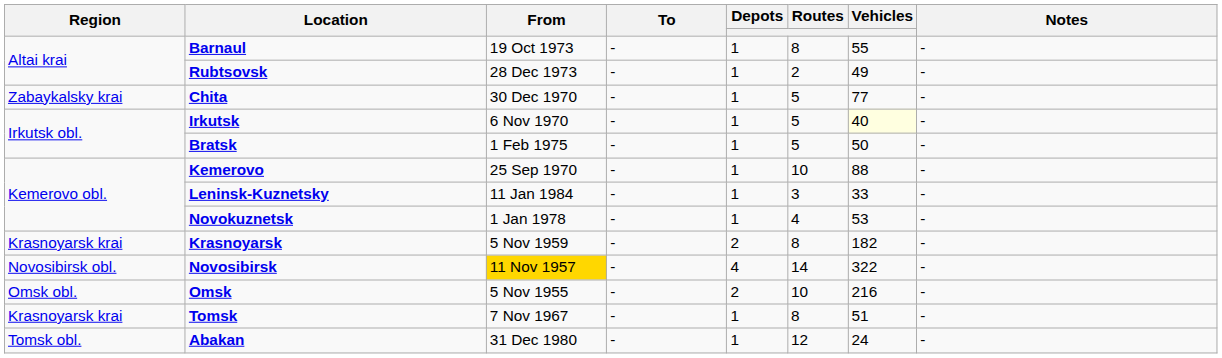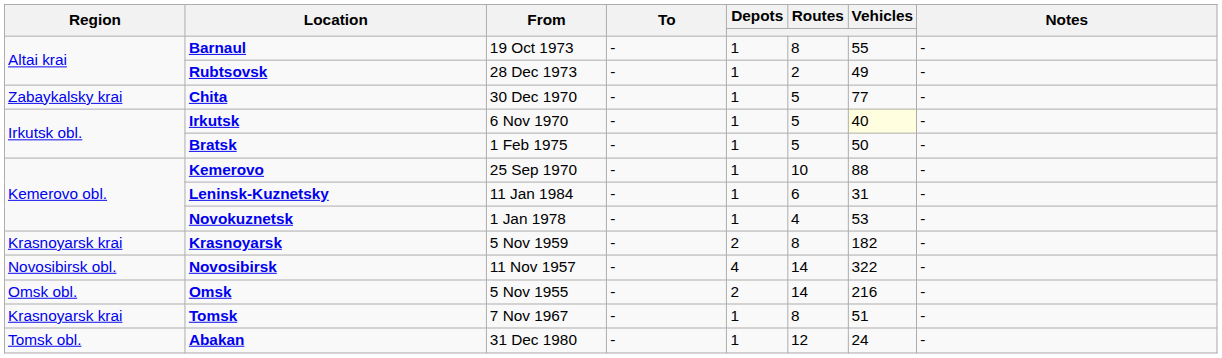(795, 194) 3 -> (795, 194) 6
(860, 194) 33 -> (860, 194) 31
(533, 267) gold background -> (533, 267) no background
(800, 291) 10 -> (800, 291) 14
